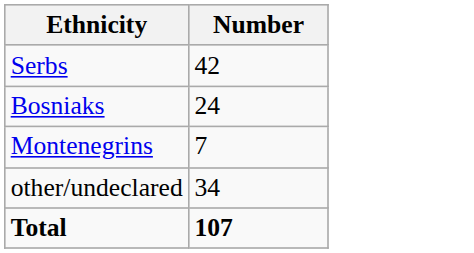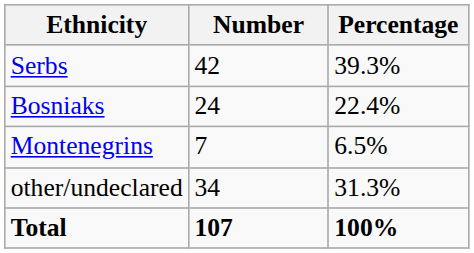+ column: (398, 24)
